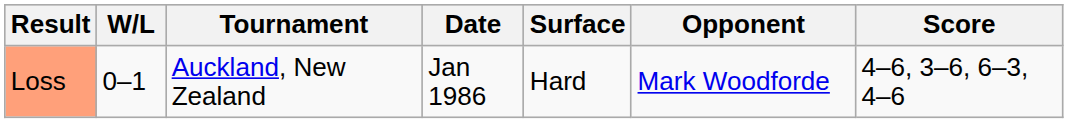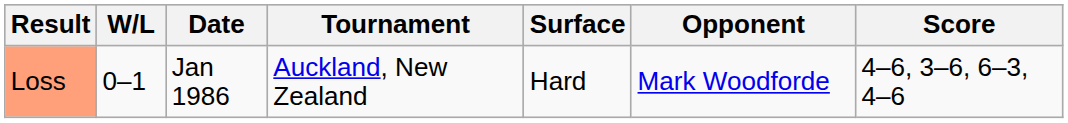columns swapped: (473, 25) <-> (294, 25)
